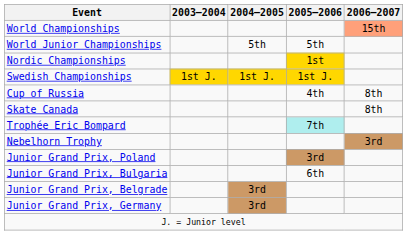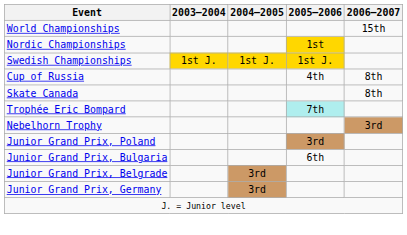(374, 29) lightsalmon background -> (374, 29) no background
- row: (84, 45)
